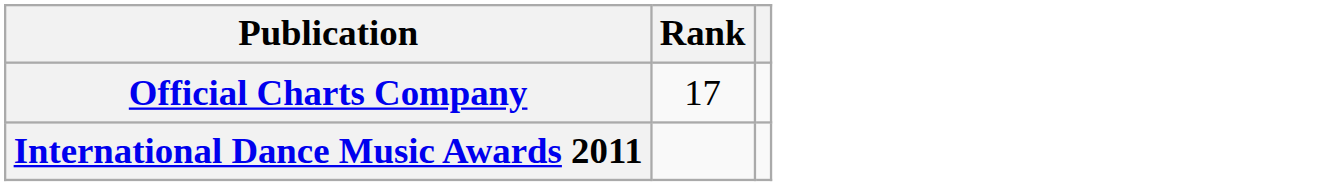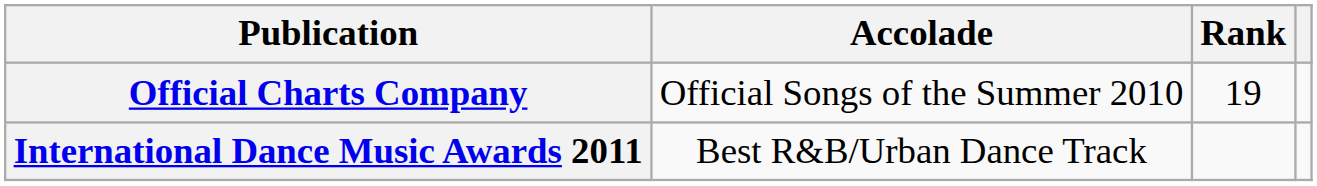+ column: (921, 33)
(703, 92) 17 -> (1243, 92) 19
